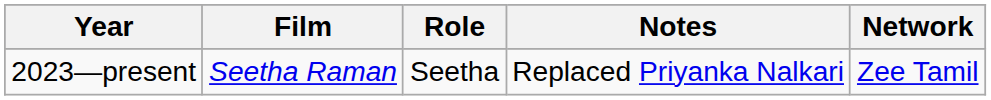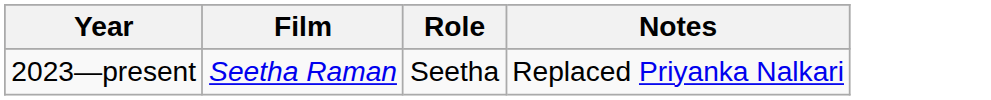- column: (918, 26)
